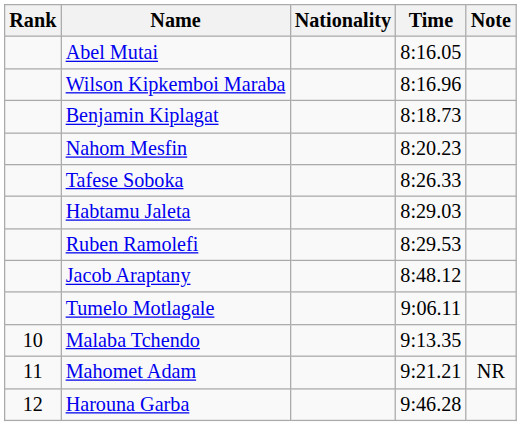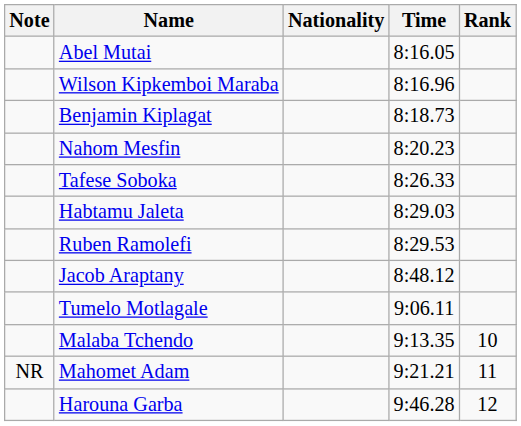columns swapped: (33, 20) <-> (491, 20)
